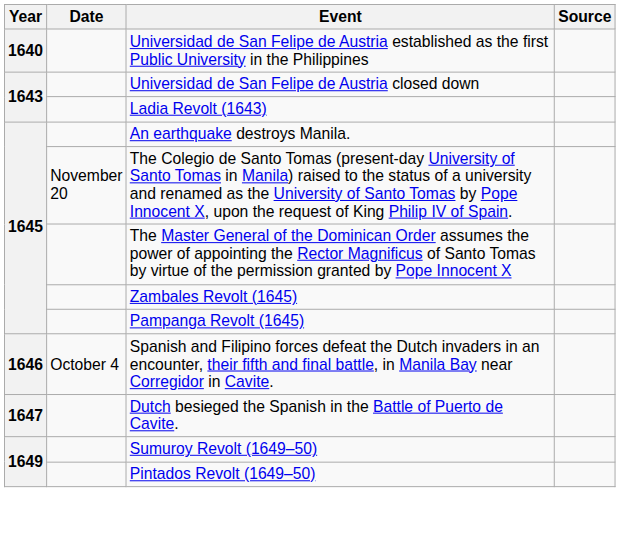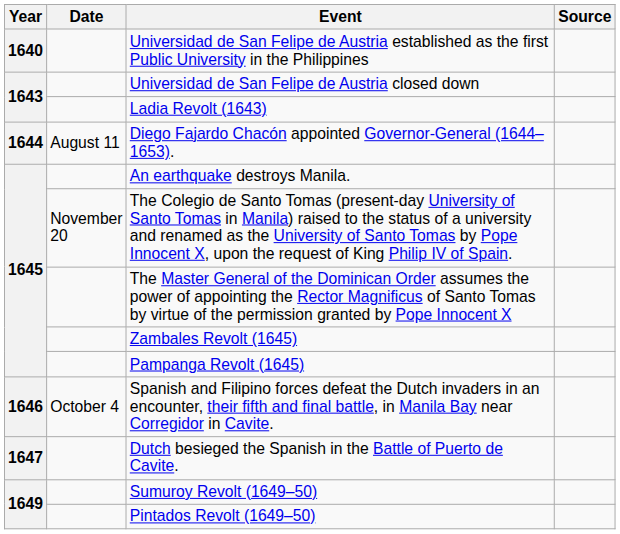+ row: (337, 142)
